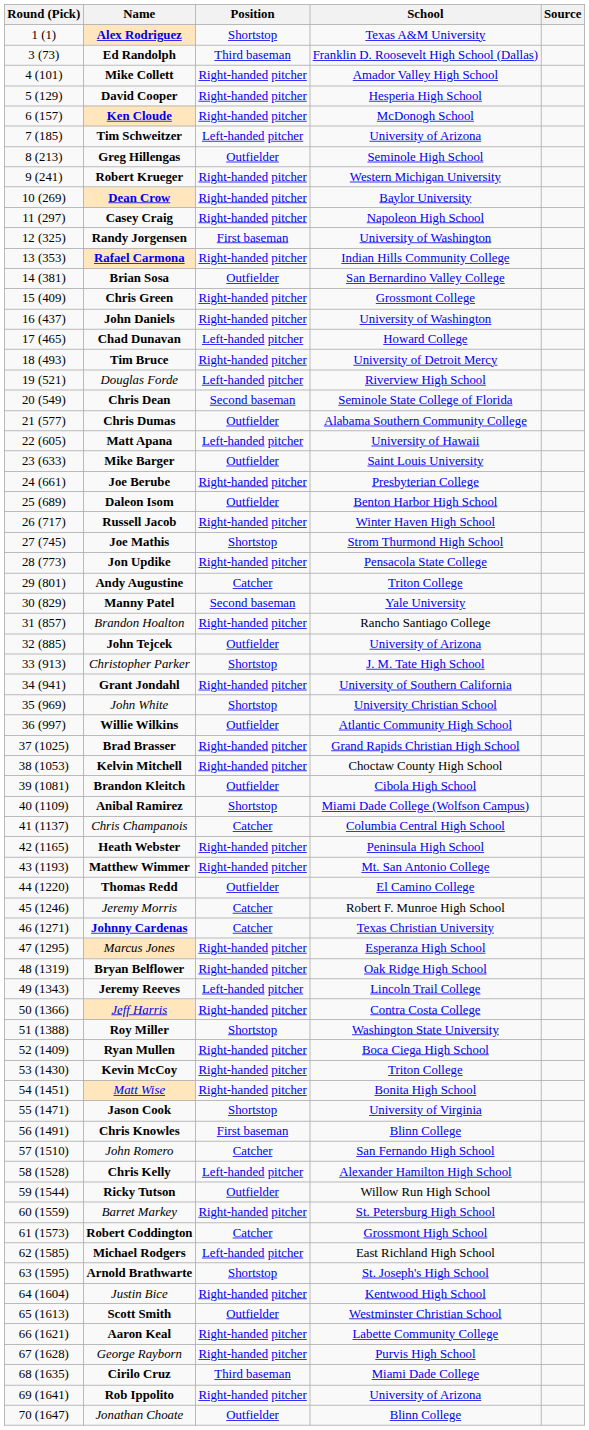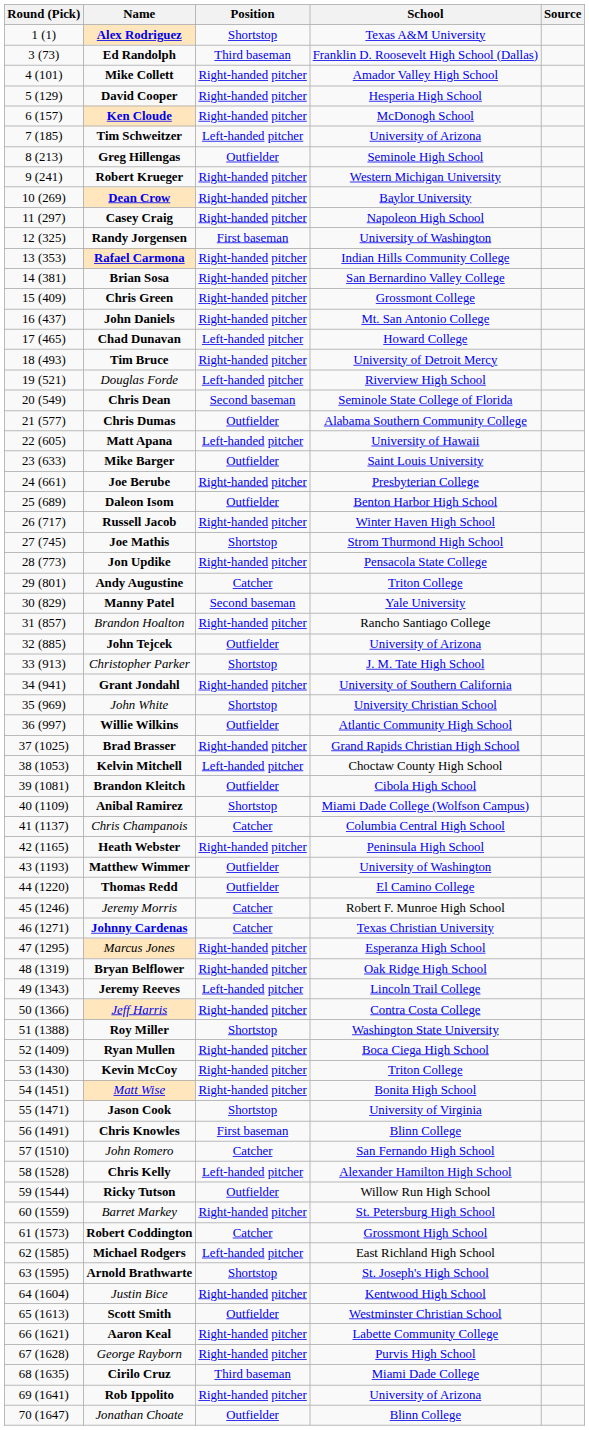(253, 278) Outfielder -> (253, 278) Right-handed pitcher
(425, 319) University of Washington -> (425, 319) Mt. San Antonio College
(253, 765) Right-handed pitcher -> (253, 765) Left-handed pitcher
(253, 867) Right-handed pitcher -> (253, 867) Outfielder
(425, 867) Mt. San Antonio College -> (425, 867) University of Washington
